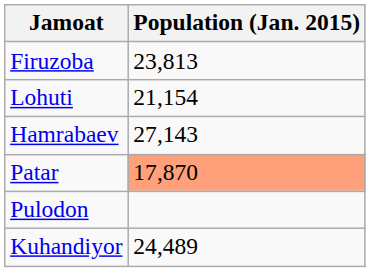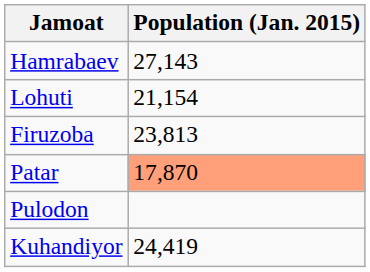rows swapped: (64, 135) <-> (52, 60)
(166, 246) 24,489 -> (166, 246) 24,419
